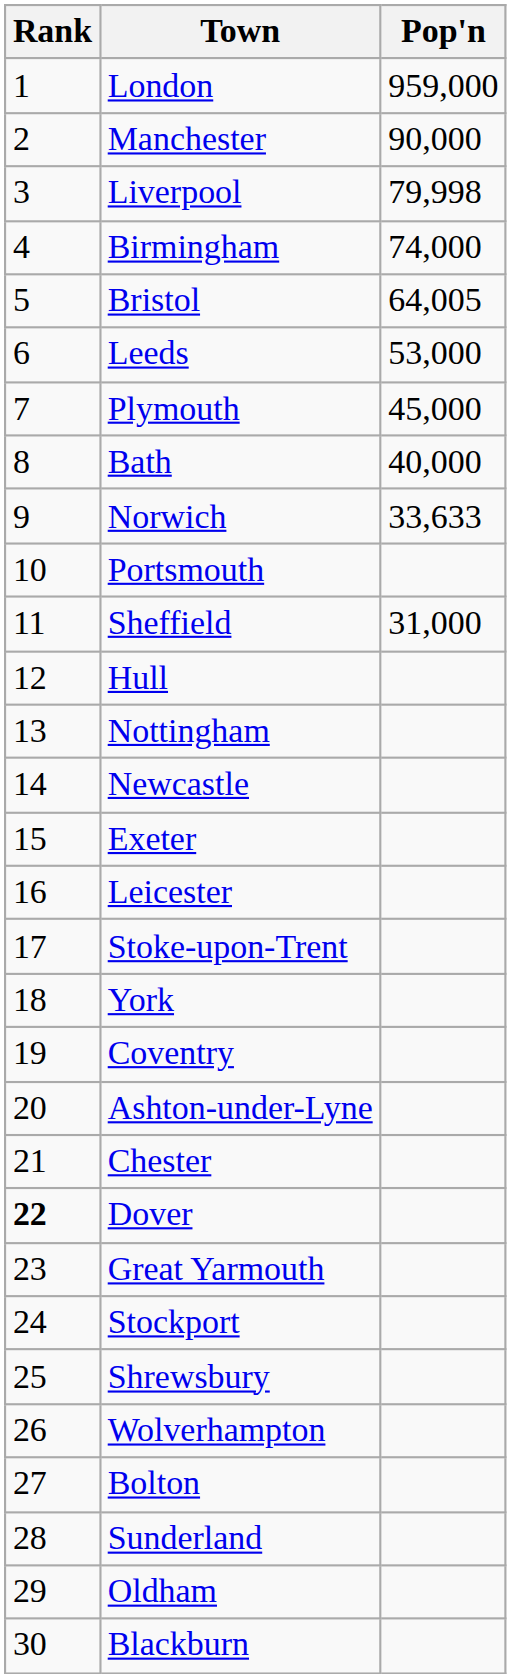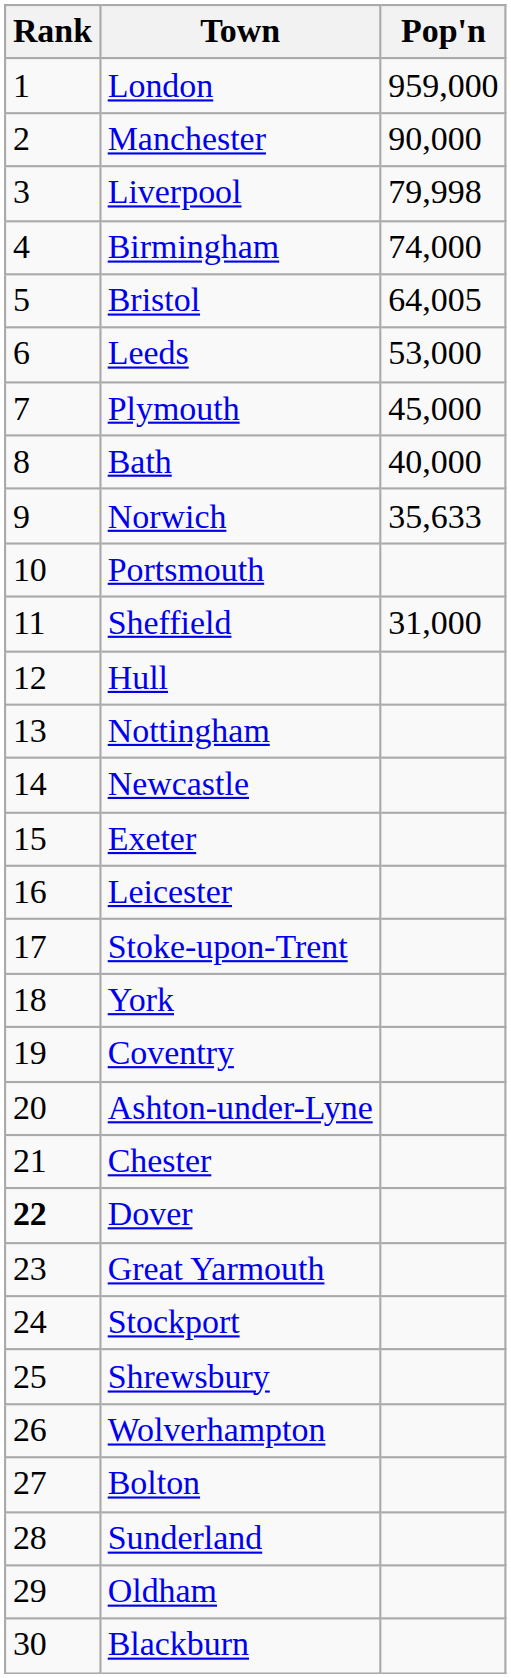(435, 515) 33,633 -> (435, 515) 35,633
